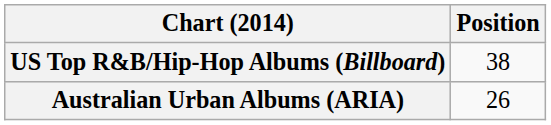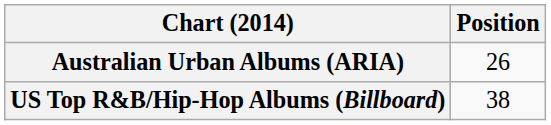rows swapped: (228, 100) <-> (228, 61)
